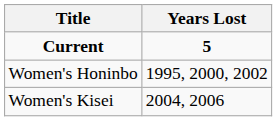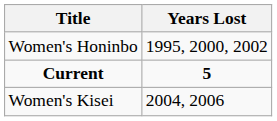rows swapped: (73, 45) <-> (73, 73)
